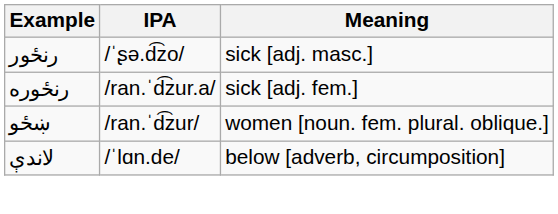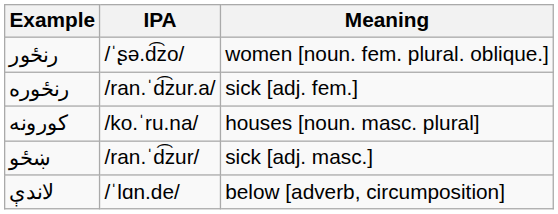(299, 54) sick [adj. masc.] -> (387, 54) women [noun. fem. plural. oblique.]
+ row: (39, 123)
(387, 123) women [noun. fem. plural. oblique.] -> (299, 157) sick [adj. masc.]
